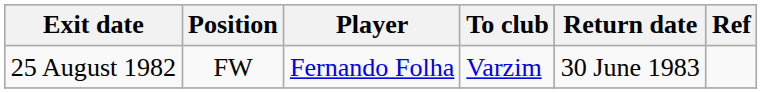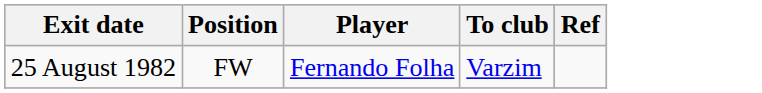- column: (630, 25)
